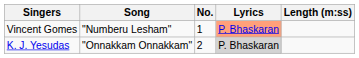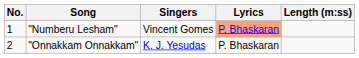columns swapped: (205, 13) <-> (42, 13)
(249, 45) lightgrey background -> (249, 45) no background
